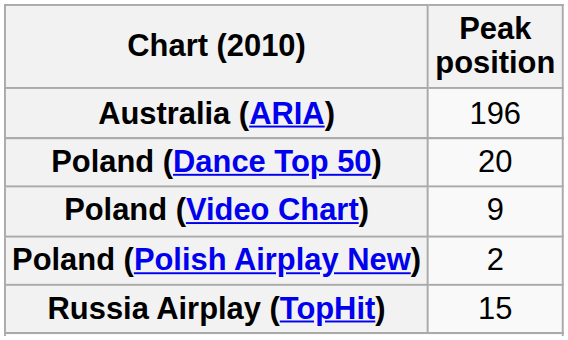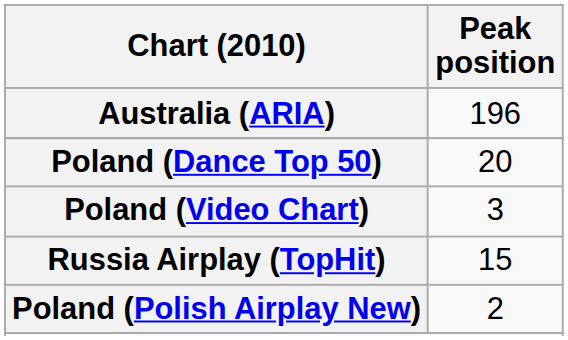(495, 210) 9 -> (495, 210) 3
rows swapped: (217, 259) <-> (217, 308)
